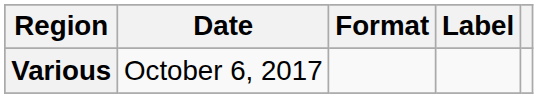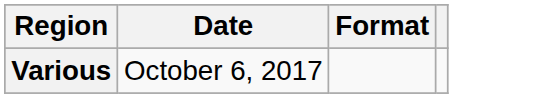- column: (478, 26)
